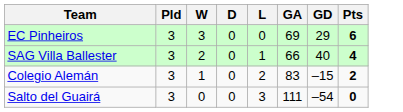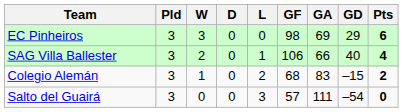+ column: (292, 14)
